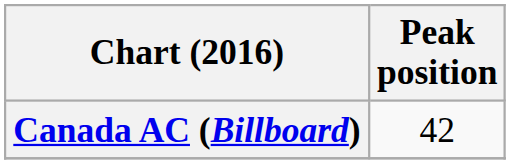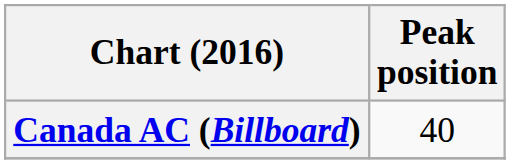(437, 128) 42 -> (437, 128) 40
